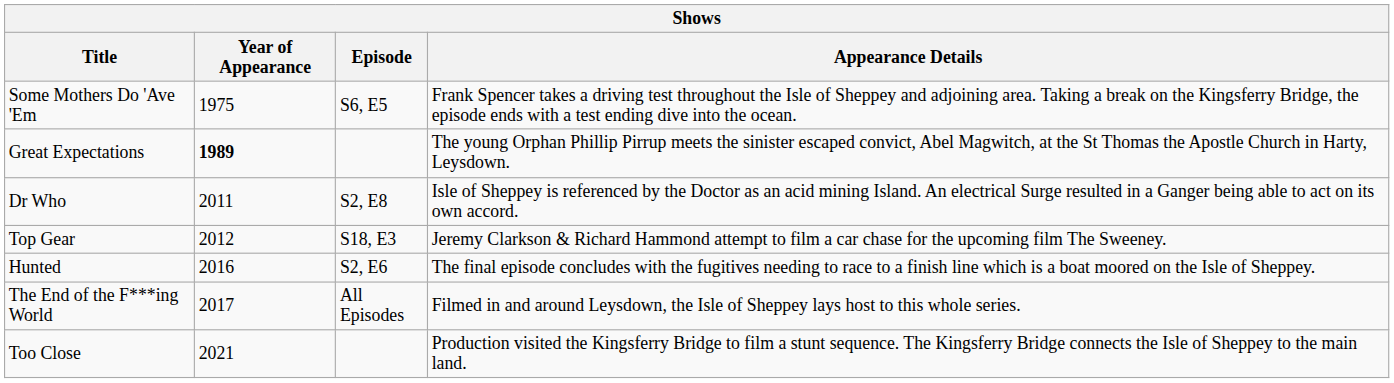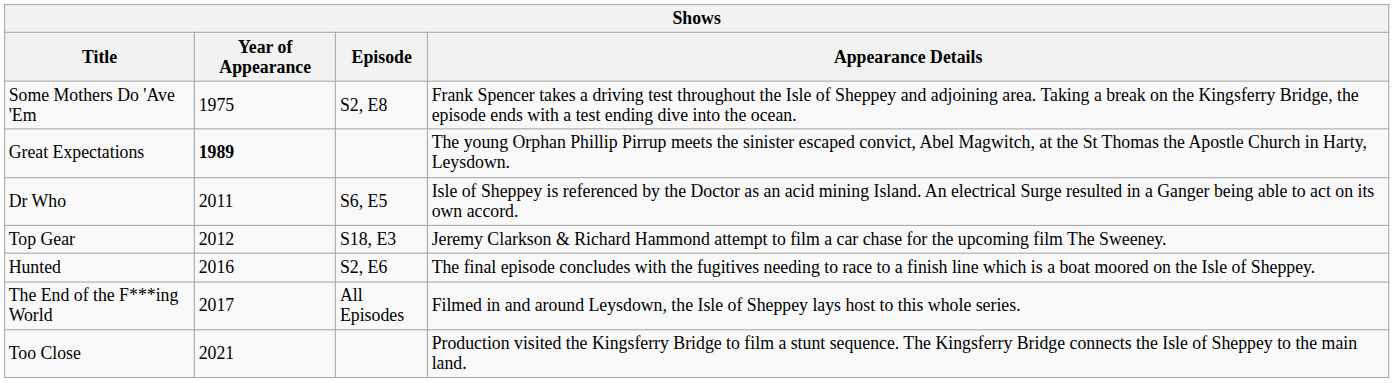(364, 104) S6, E5 -> (364, 104) S2, E8
(364, 201) S2, E8 -> (364, 201) S6, E5
